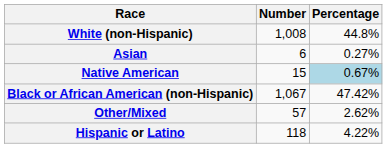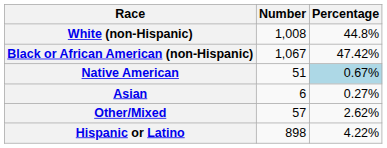rows swapped: (130, 93) <-> (130, 53)
(299, 73) 15 -> (299, 73) 51
(296, 133) 118 -> (296, 133) 898
